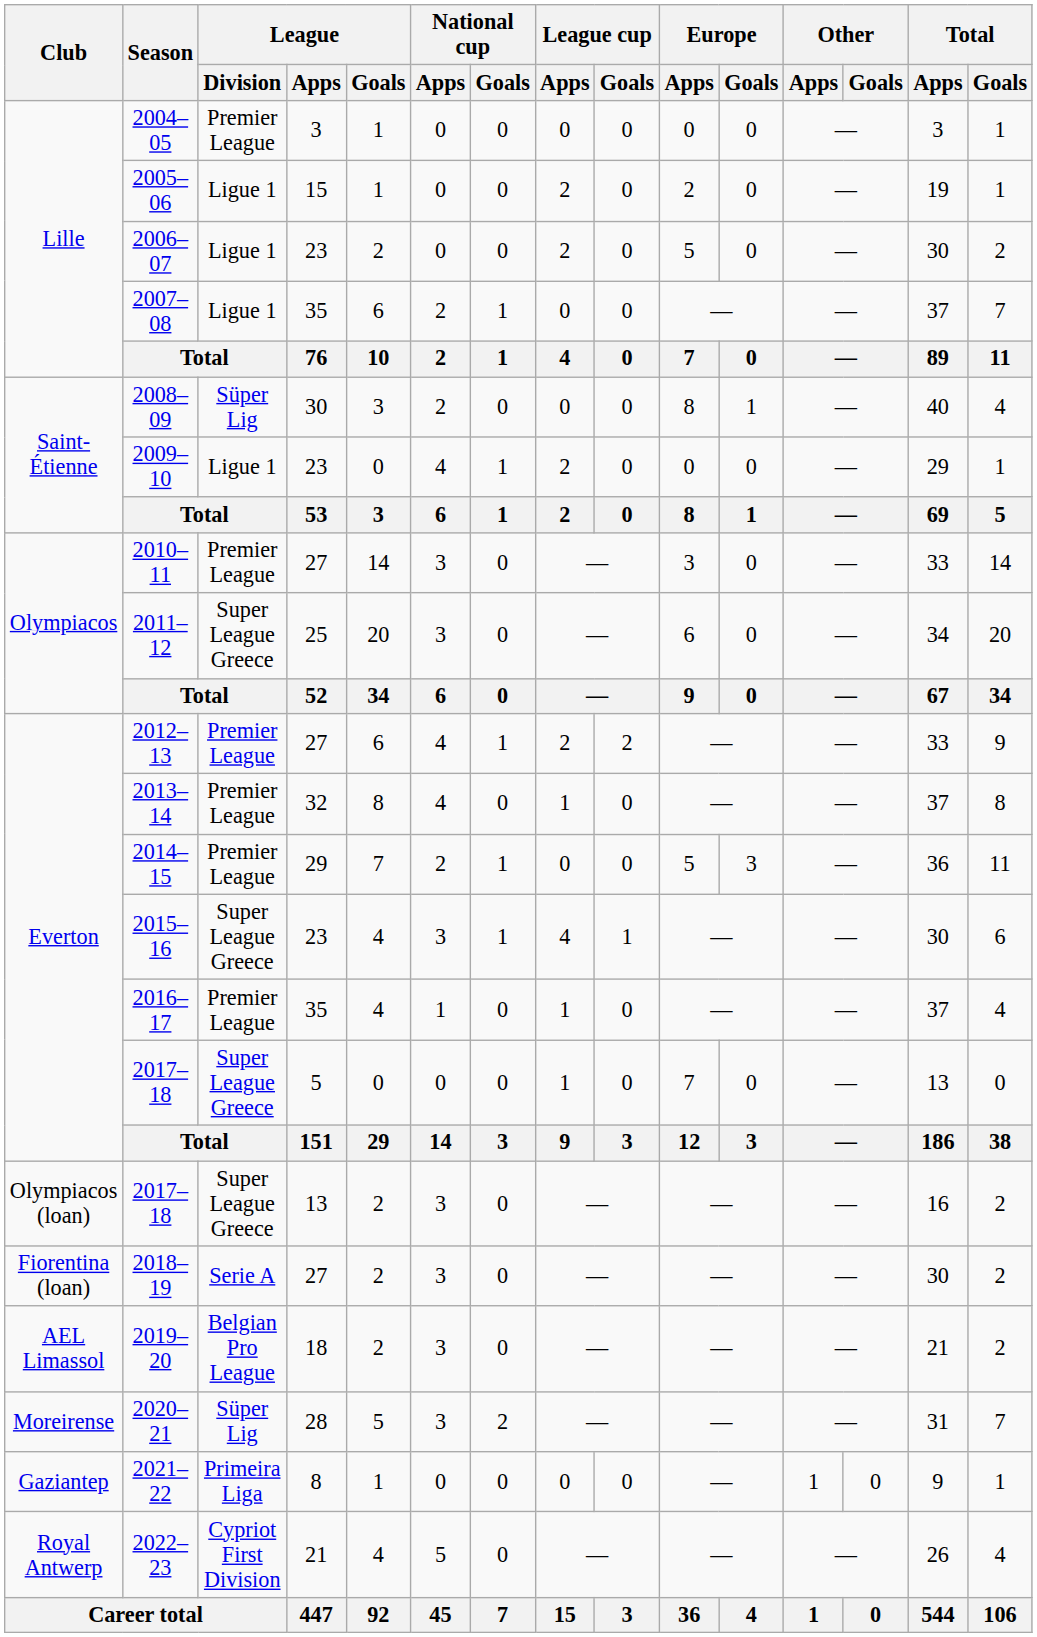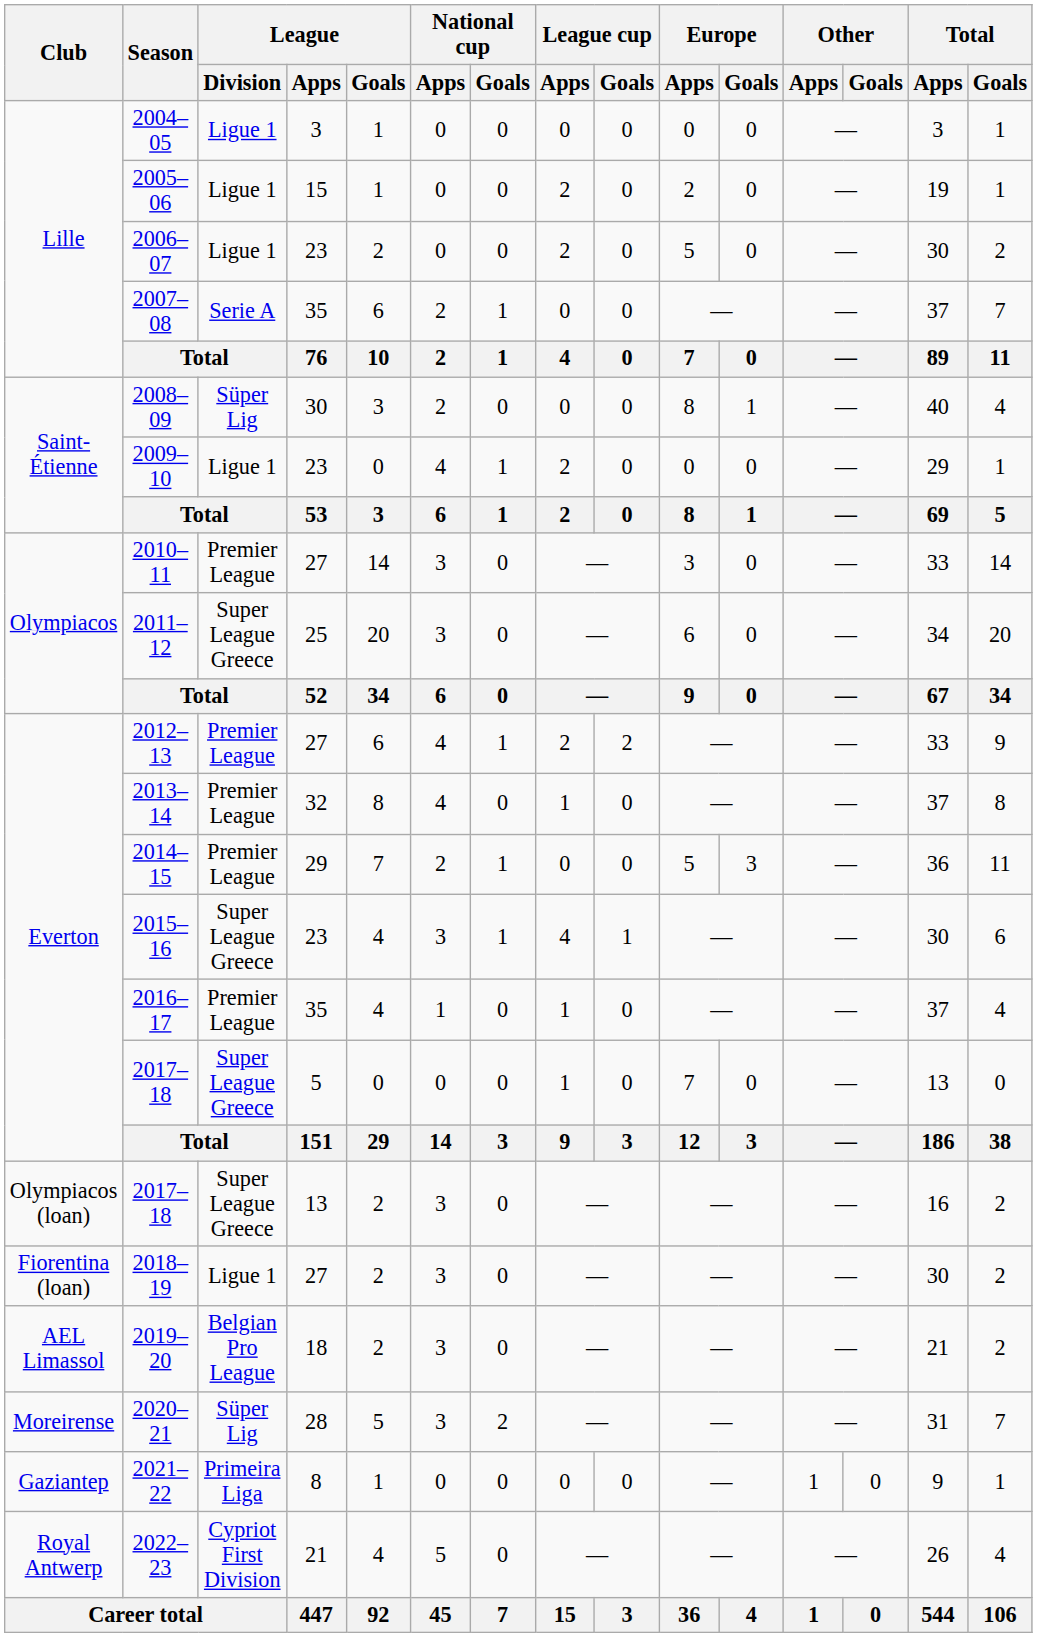(242, 130) Premier League -> (242, 130) Ligue 1
(242, 311) Ligue 1 -> (242, 311) Serie A
(242, 1275) Serie A -> (242, 1275) Ligue 1
